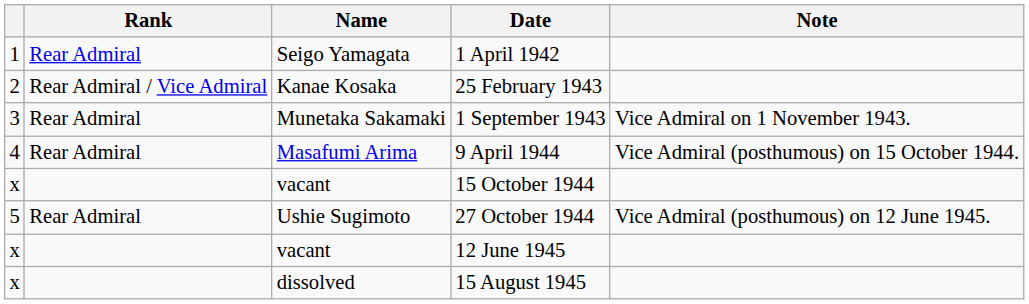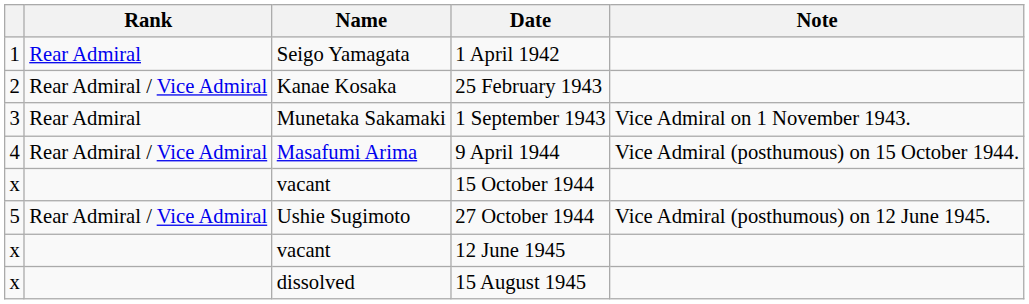(85, 151) Rear Admiral -> (148, 151) Rear Admiral / Vice Admiral
(85, 217) Rear Admiral -> (148, 217) Rear Admiral / Vice Admiral
